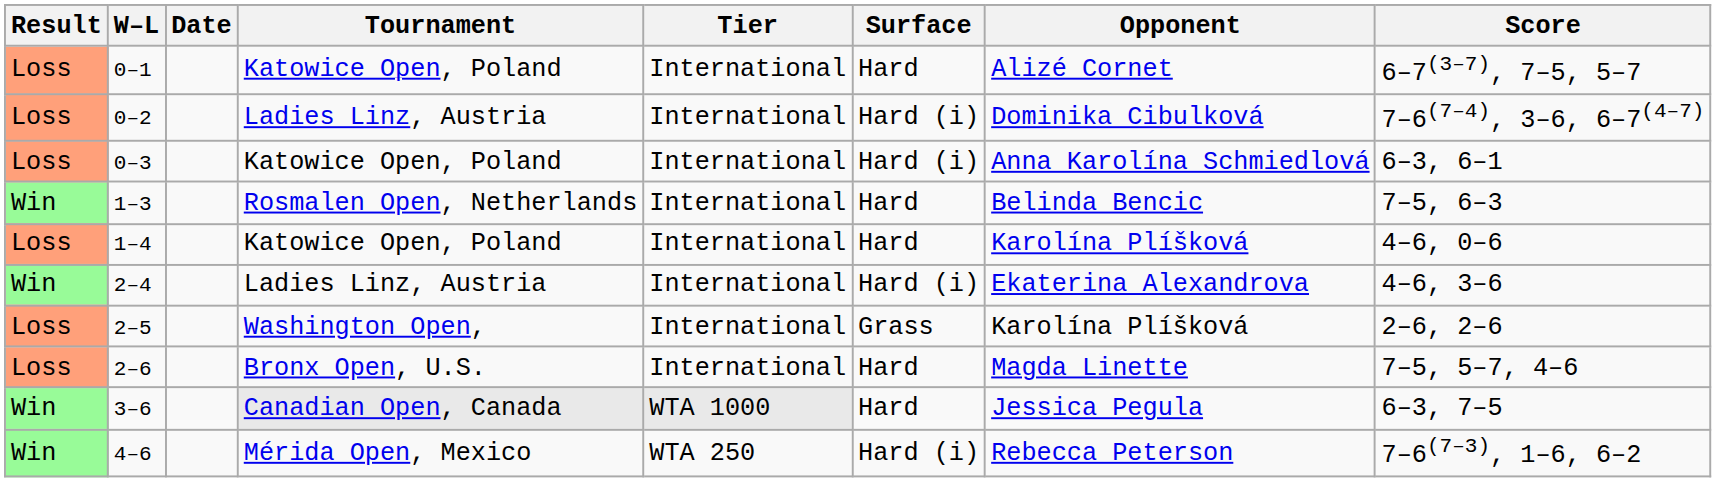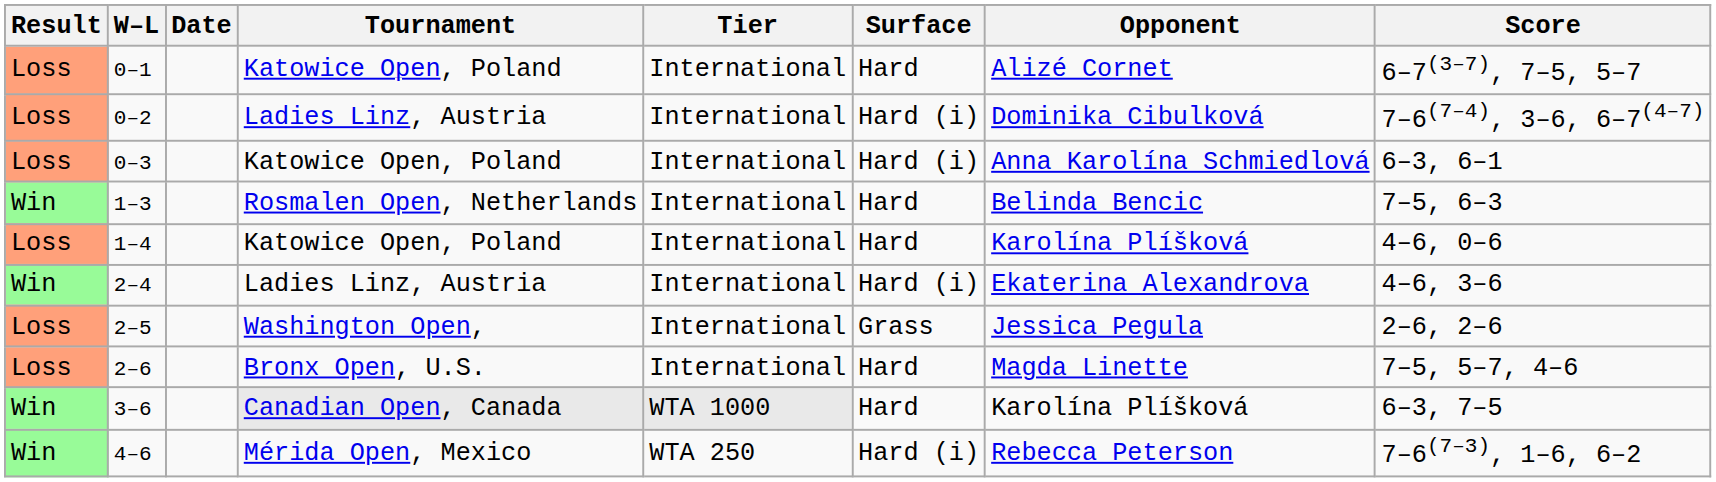(1120, 326) Karolína Plíšková -> (1097, 326) Jessica Pegula
(1097, 408) Jessica Pegula -> (1120, 408) Karolína Plíšková
